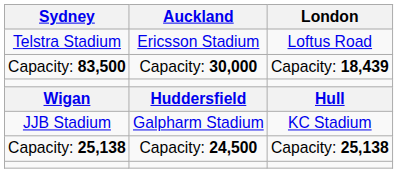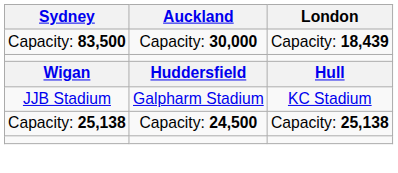- row: (67, 41)
